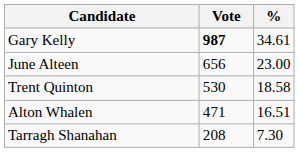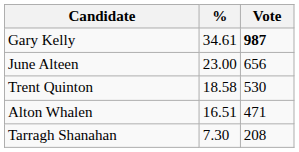columns swapped: (226, 16) <-> (274, 16)
